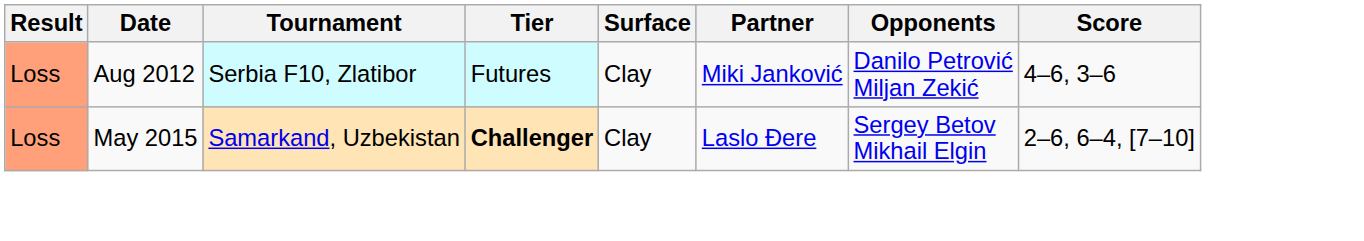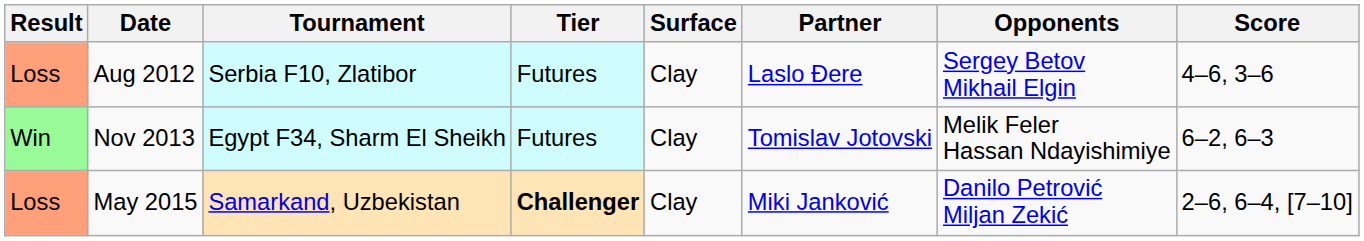(772, 74) Miki Janković -> (805, 74) Laslo Đere
(933, 74) Danilo Petrović Miljan Zekić -> (1014, 74) Sergey Betov Mikhail Elgin
+ row: (144, 138)
(759, 138) Laslo Đere -> (818, 202) Miki Janković
(925, 138) Sergey Betov Mikhail Elgin -> (1023, 202) Danilo Petrović Miljan Zekić
